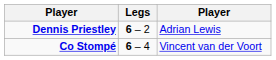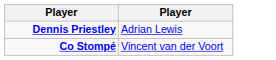- column: (138, 13)
